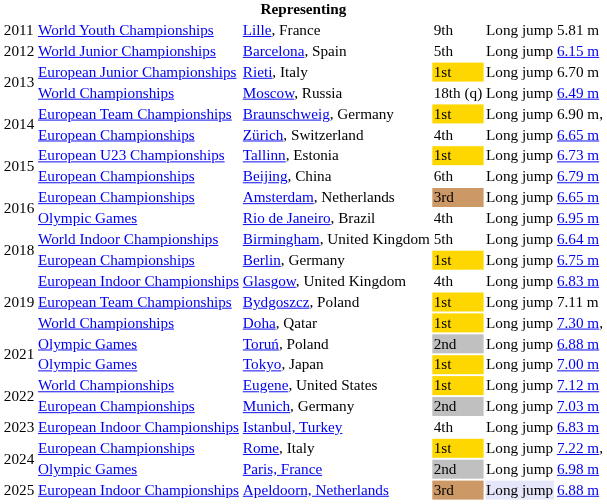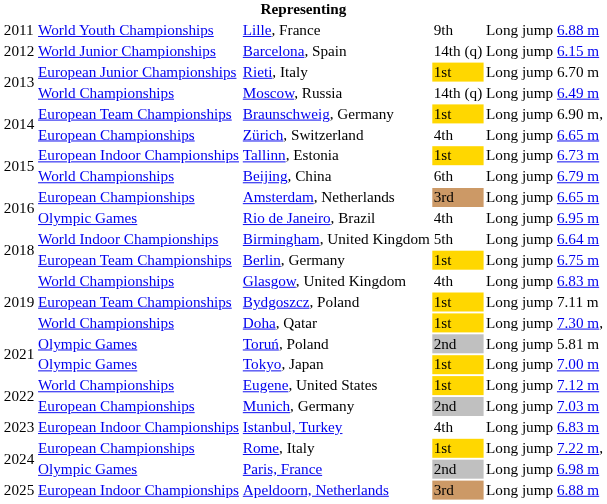(578, 30) 5.81 m -> (578, 30) 6.88 m
(443, 51) 5th -> (458, 51) 14th (q)
(458, 93) 18th (q) -> (458, 93) 14th (q)
(131, 155) European U23 Championships -> (139, 155) European Indoor Championships
(116, 176) European Championships -> (106, 176) World Championships
(116, 260) European Championships -> (135, 260) European Team Championships
(139, 281) European Indoor Championships -> (106, 281) World Championships
(578, 343) 6.88 m -> (578, 343) 5.81 m
(520, 490) lavender background -> (520, 490) no background
